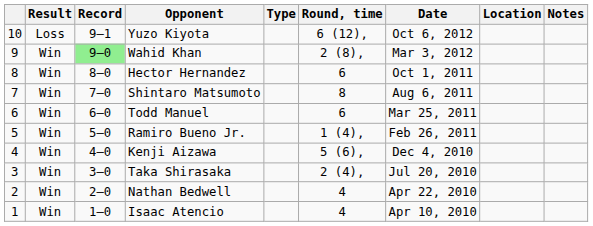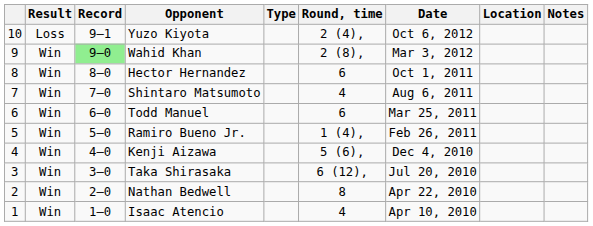(342, 34) 6 (12), -> (342, 34) 2 (4),
(342, 94) 8 -> (342, 94) 4
(342, 173) 2 (4), -> (342, 173) 6 (12),
(342, 192) 4 -> (342, 192) 8
